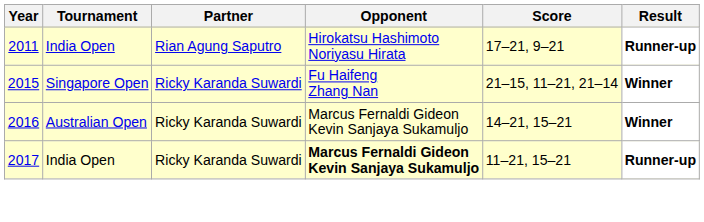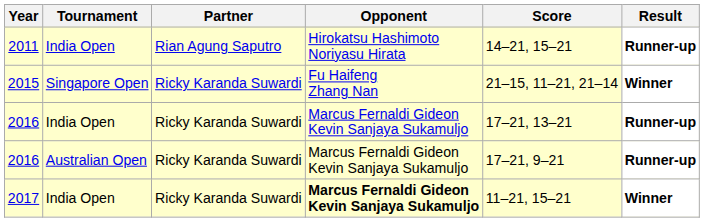(525, 46) 17–21, 9–21 -> (529, 46) 14–21, 15–21
+ row: (23, 122)
(529, 122) 14–21, 15–21 -> (525, 160) 17–21, 9–21
(649, 122) Winner -> (660, 160) Runner-up
(660, 160) Runner-up -> (649, 198) Winner
